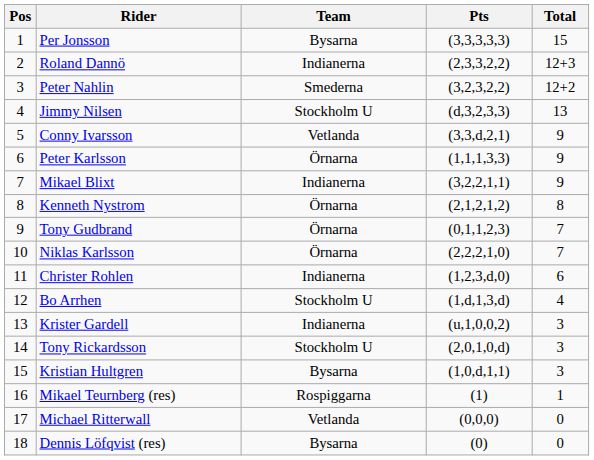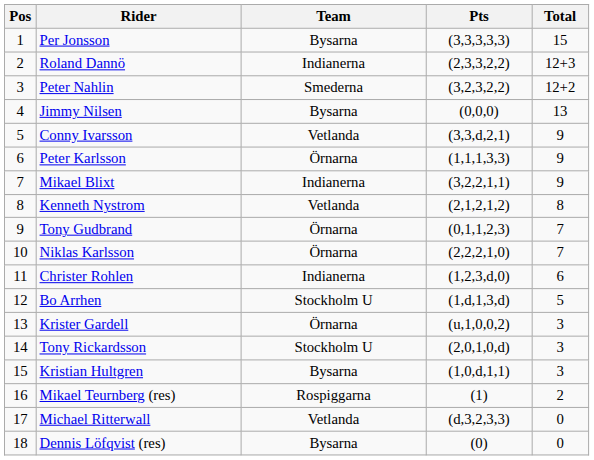(334, 111) Stockholm U -> (334, 111) Bysarna
(479, 111) (d,3,2,3,3) -> (479, 111) (0,0,0)
(334, 205) Örnarna -> (334, 205) Vetlanda
(560, 300) 4 -> (560, 300) 5
(334, 324) Indianerna -> (334, 324) Örnarna
(560, 395) 1 -> (560, 395) 2
(479, 419) (0,0,0) -> (479, 419) (d,3,2,3,3)
